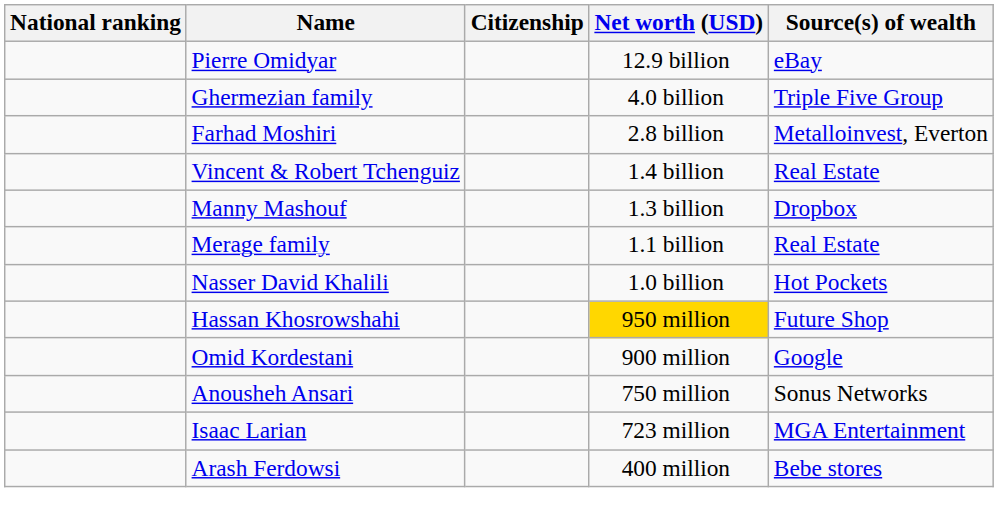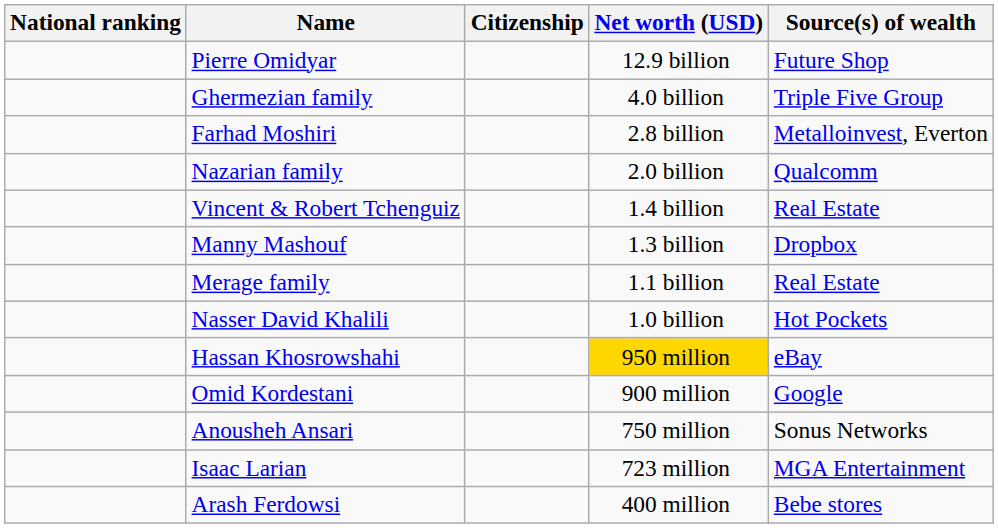(798, 60) eBay -> (831, 60) Future Shop
+ row: (267, 171)
(831, 319) Future Shop -> (798, 356) eBay
